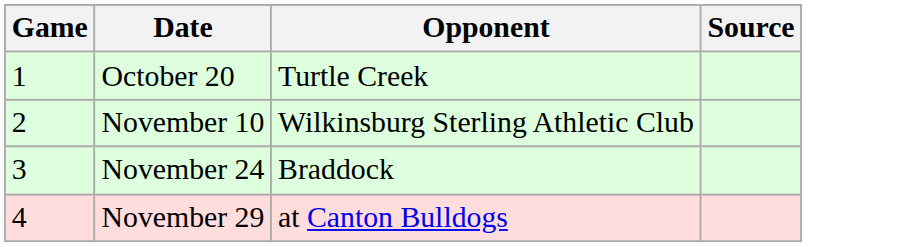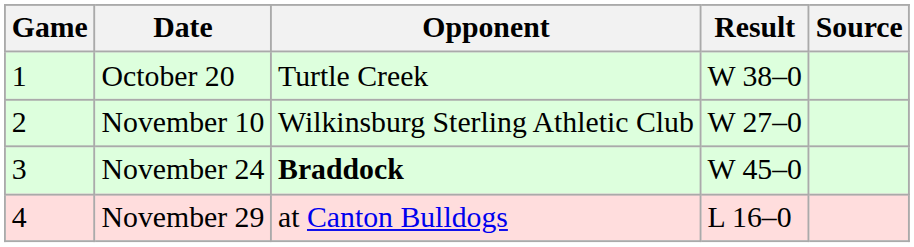+ column: (755, 28)
(336, 169) normal -> (341, 169) bold
